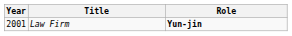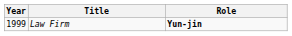(16, 24) 2001 -> (16, 24) 1999
